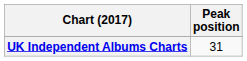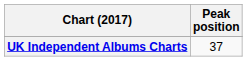(216, 46) 31 -> (216, 46) 37
